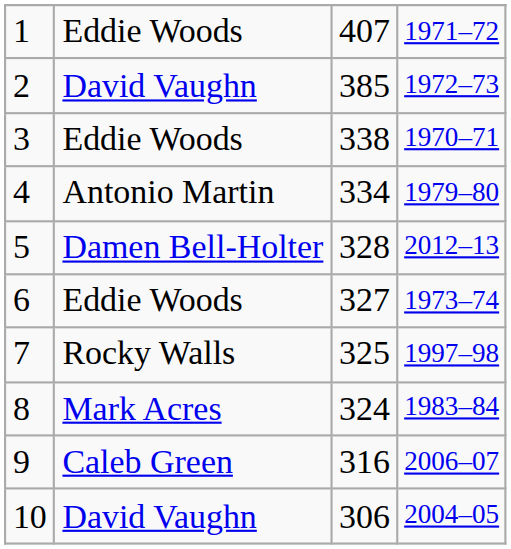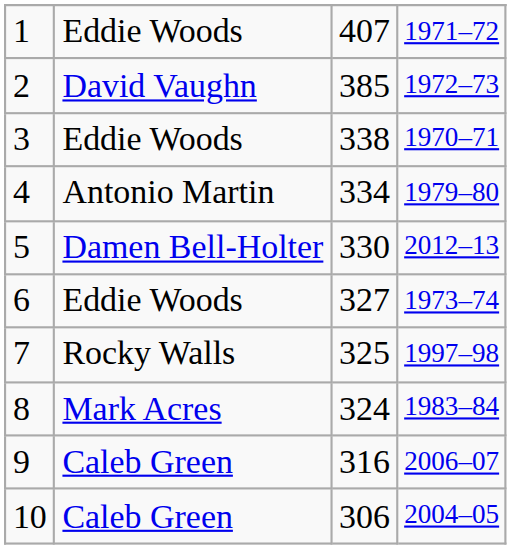(364, 246) 328 -> (364, 246) 330
(160, 515) David Vaughn -> (148, 515) Caleb Green
